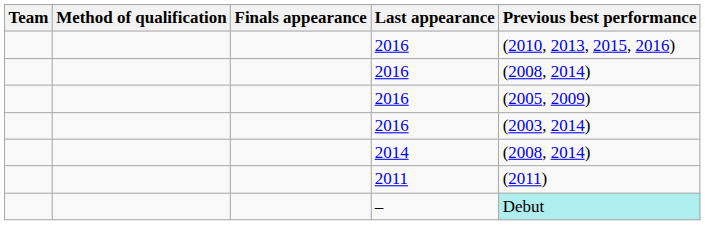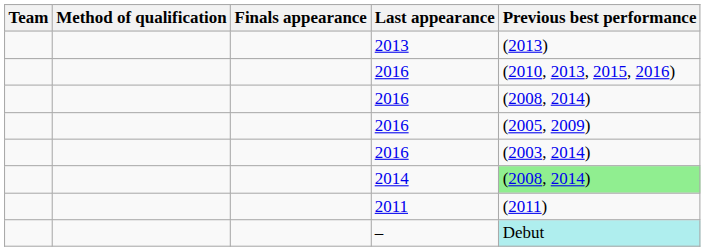+ row: (28, 45)
(546, 152) no background -> (546, 179) lightgreen background
